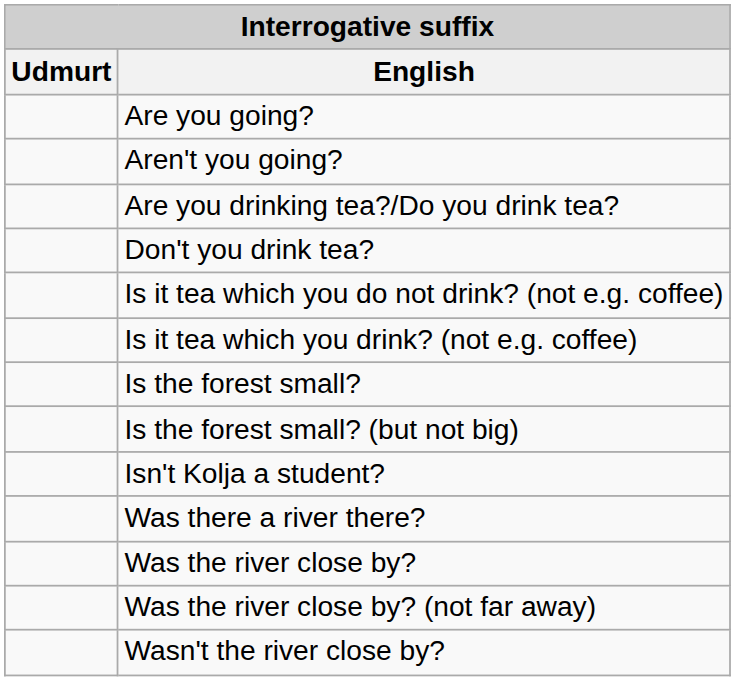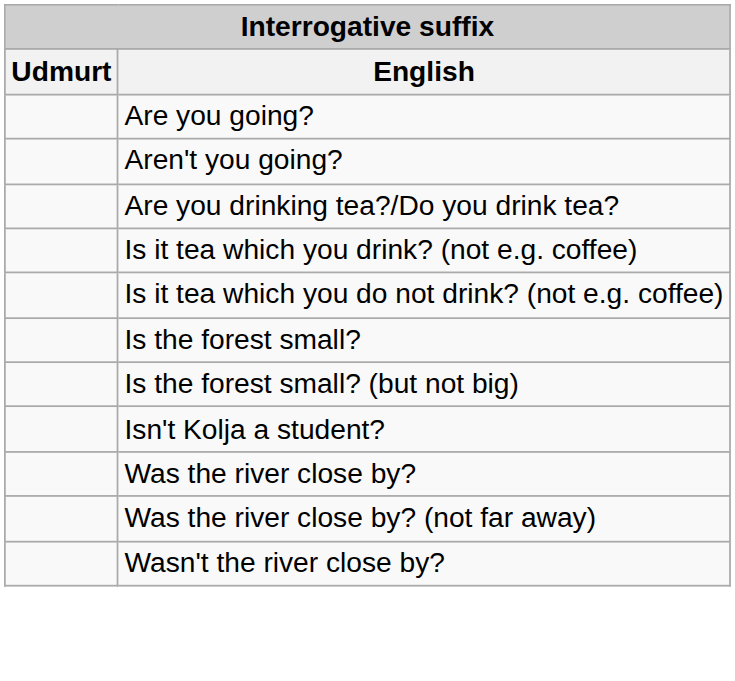- row: (249, 250)
rows swapped: (381, 339) <-> (424, 294)
- row: (275, 518)
